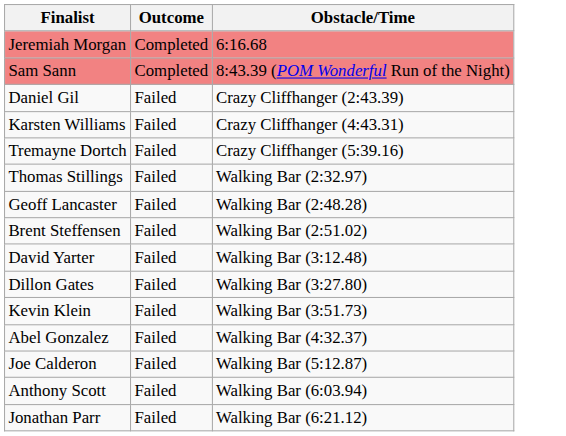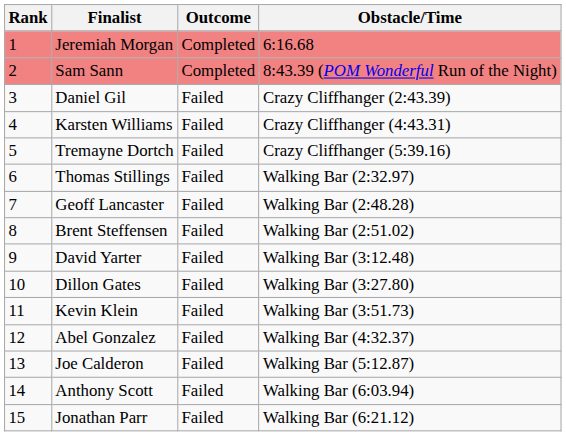+ column: (28, 17)
